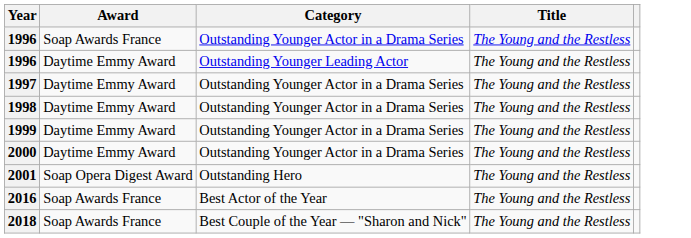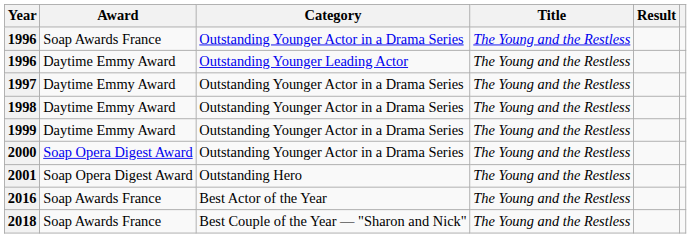+ column: (657, 15)
(109, 152) Daytime Emmy Award -> (118, 152) Soap Opera Digest Award
